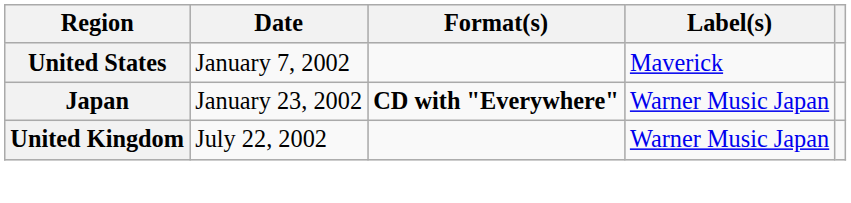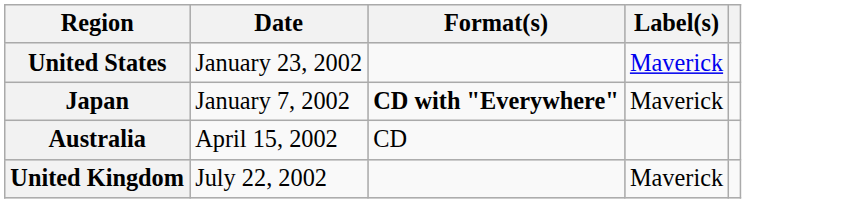(273, 62) January 7, 2002 -> (279, 62) January 23, 2002
(279, 100) January 23, 2002 -> (273, 100) January 7, 2002
(730, 100) Warner Music Japan -> (677, 100) Maverick
+ row: (97, 139)
(730, 139) Warner Music Japan -> (677, 178) Maverick
